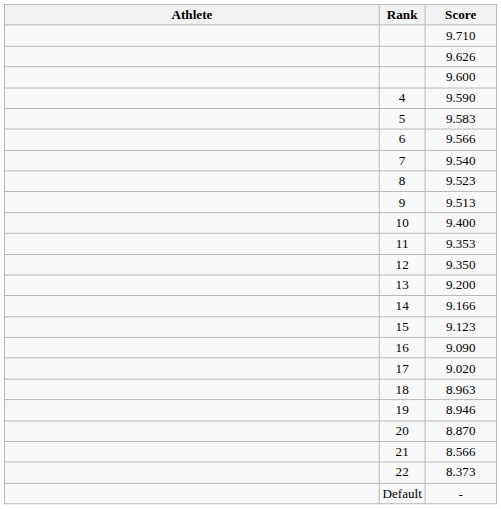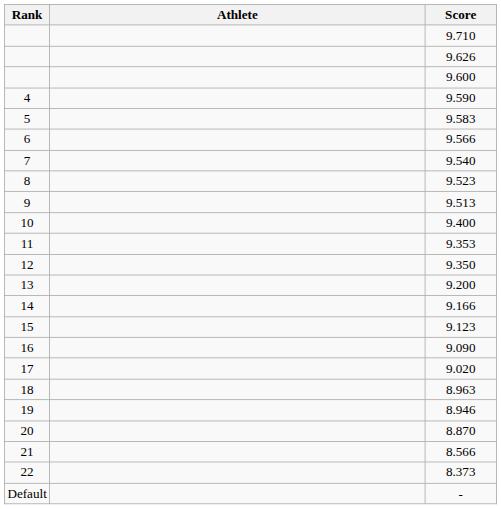columns swapped: (402, 14) <-> (192, 14)
